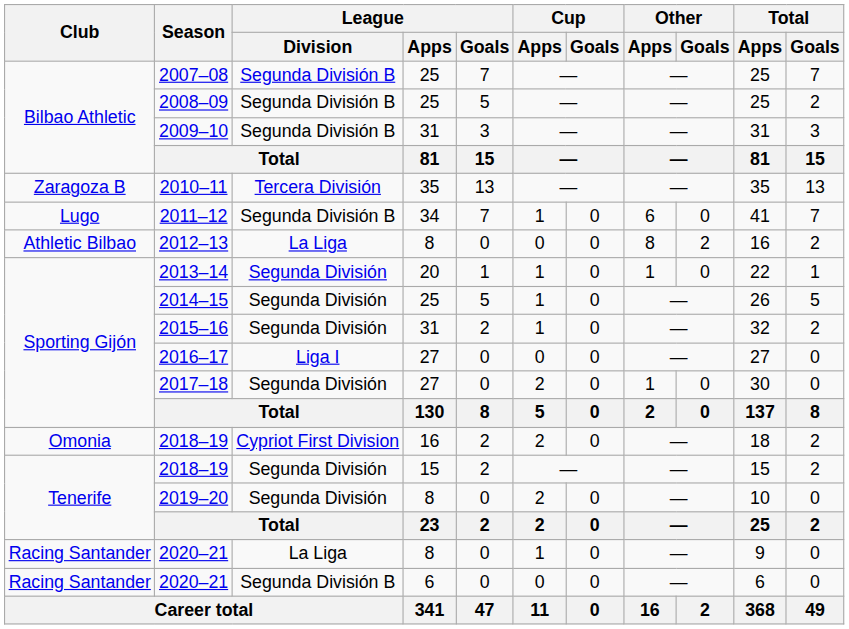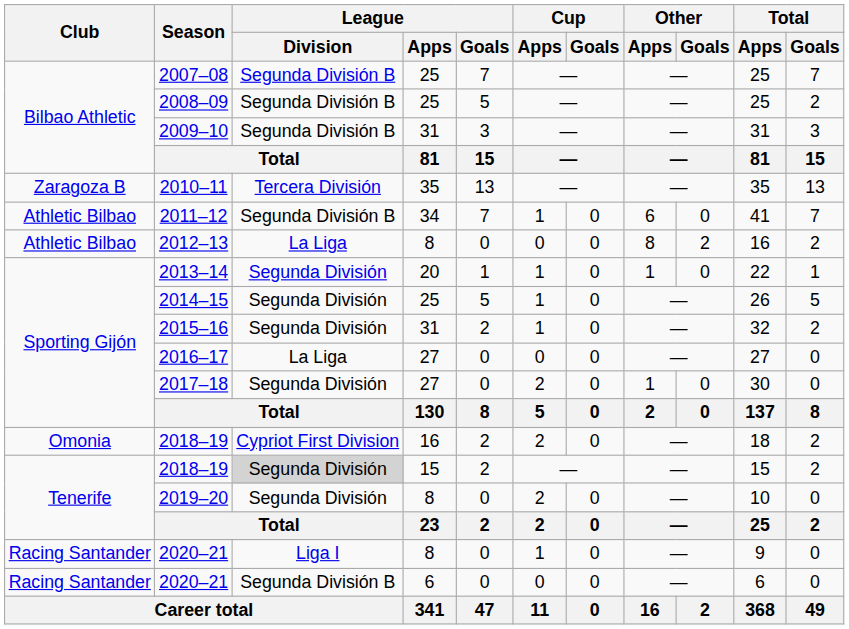(80, 215) Lugo -> (80, 215) Athletic Bilbao
(318, 356) Liga I -> (318, 356) La Liga
(318, 469) no background -> (318, 469) lightgrey background
(318, 553) La Liga -> (318, 553) Liga I
